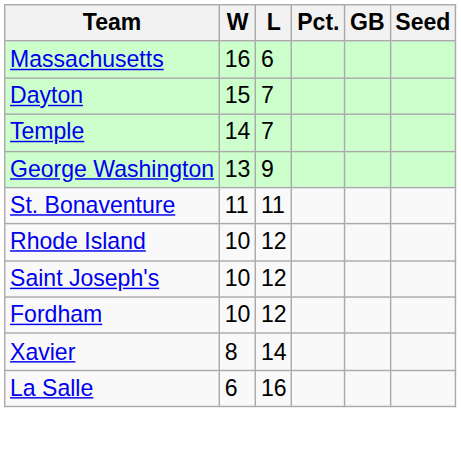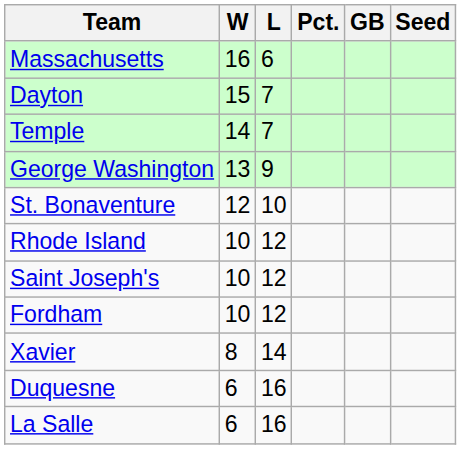(237, 205) 11 -> (238, 205) 12
(273, 205) 11 -> (274, 205) 10
+ row: (63, 388)
